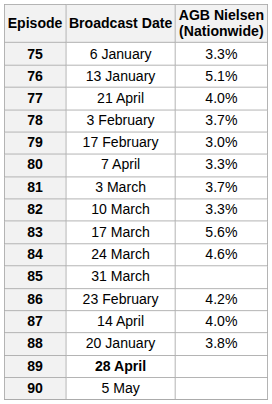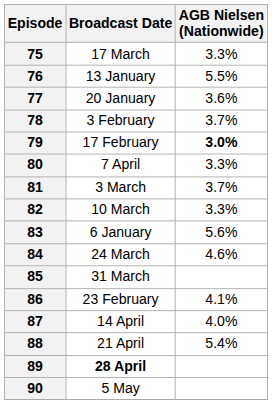(121, 53) 6 January -> (121, 53) 17 March
(221, 76) 5.1% -> (221, 76) 5.5%
(121, 98) 21 April -> (121, 98) 20 January
(221, 98) 4.0% -> (221, 98) 3.6%
(221, 143) normal -> (221, 143) bold
(121, 232) 17 March -> (121, 232) 6 January
(221, 299) 4.2% -> (221, 299) 4.1%
(121, 344) 20 January -> (121, 344) 21 April
(221, 344) 3.8% -> (221, 344) 5.4%
